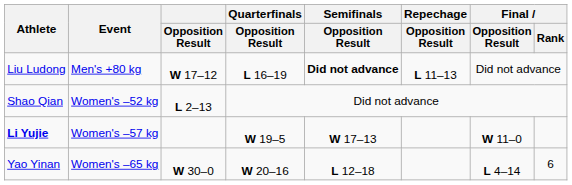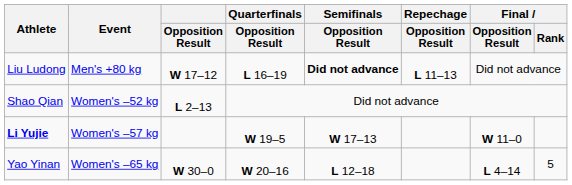(550, 165) 6 -> (550, 165) 5
